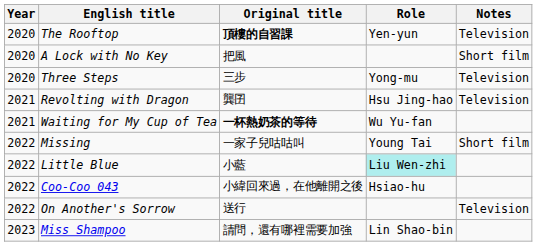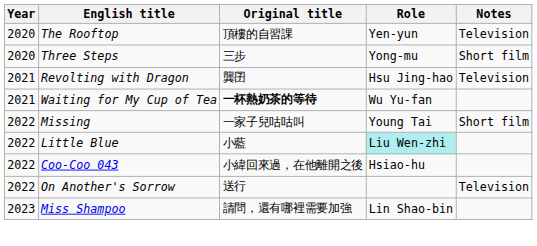(258, 34) bold -> (258, 34) normal
- row: (104, 56)
(494, 78) Television -> (494, 56) Short film
